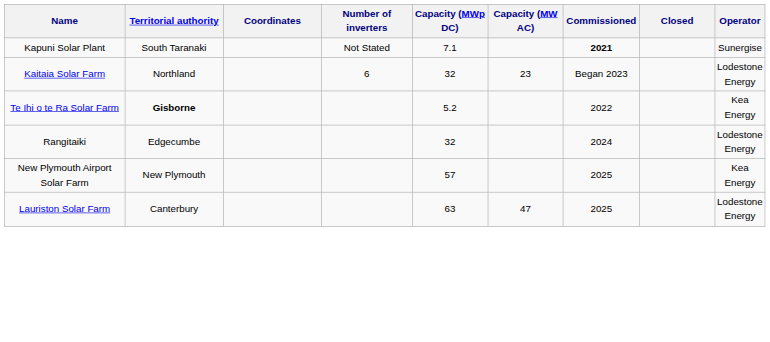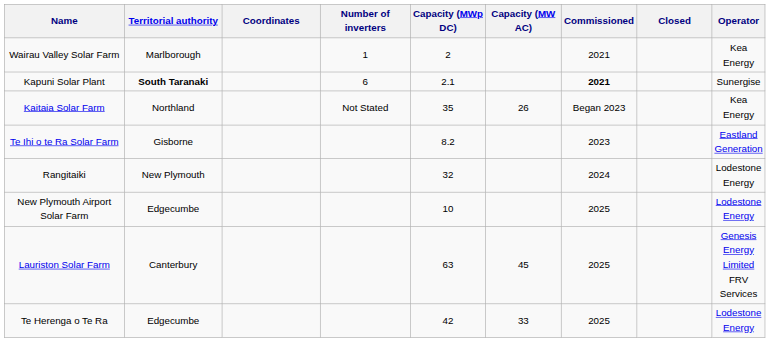+ row: (64, 55)
(174, 47) normal -> (173, 81) bold
(367, 47) Not Stated -> (365, 81) 6
(450, 47) 7.1 -> (448, 81) 2.1
(367, 74) 6 -> (365, 108) Not Stated
(450, 74) 32 -> (448, 108) 35
(526, 74) 23 -> (523, 108) 26
(740, 74) Lodestone Energy -> (739, 108) Kea Energy
(174, 108) bold -> (173, 141) normal
(450, 108) 5.2 -> (448, 141) 8.2
(601, 108) 2022 -> (599, 141) 2023
(740, 108) Kea Energy -> (739, 141) Eastland Generation
(174, 141) Edgecumbe -> (173, 175) New Plymouth
(174, 175) New Plymouth -> (173, 209) Edgecumbe
(450, 175) 57 -> (448, 209) 10
(740, 175) Kea Energy -> (739, 209) Lodestone Energy
(526, 209) 47 -> (523, 265) 45
(740, 209) Lodestone Energy -> (739, 265) Genesis Energy Limited FRV Services
+ row: (64, 320)
